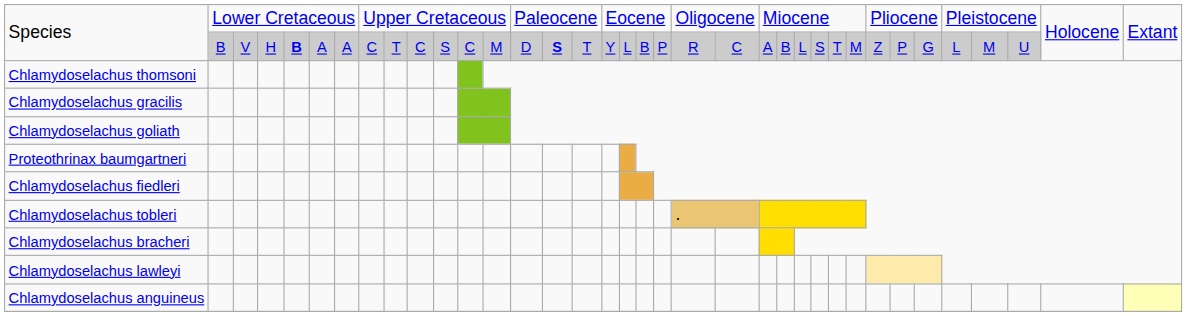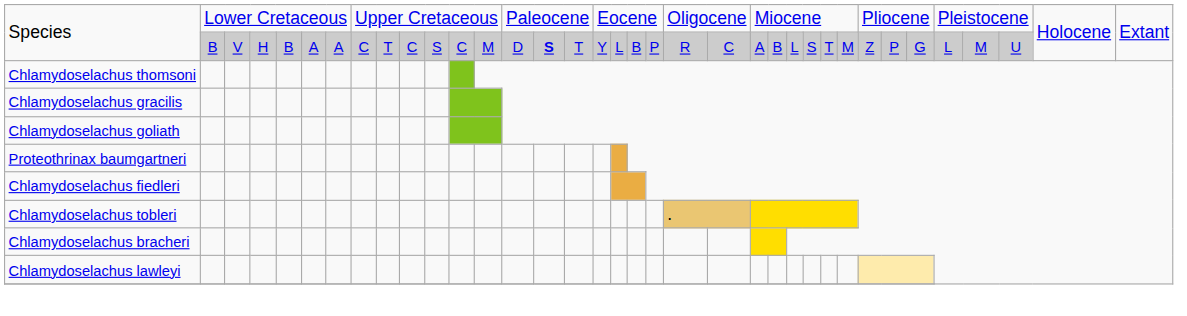(297, 46) bold -> (289, 47) normal
- row: (106, 298)
